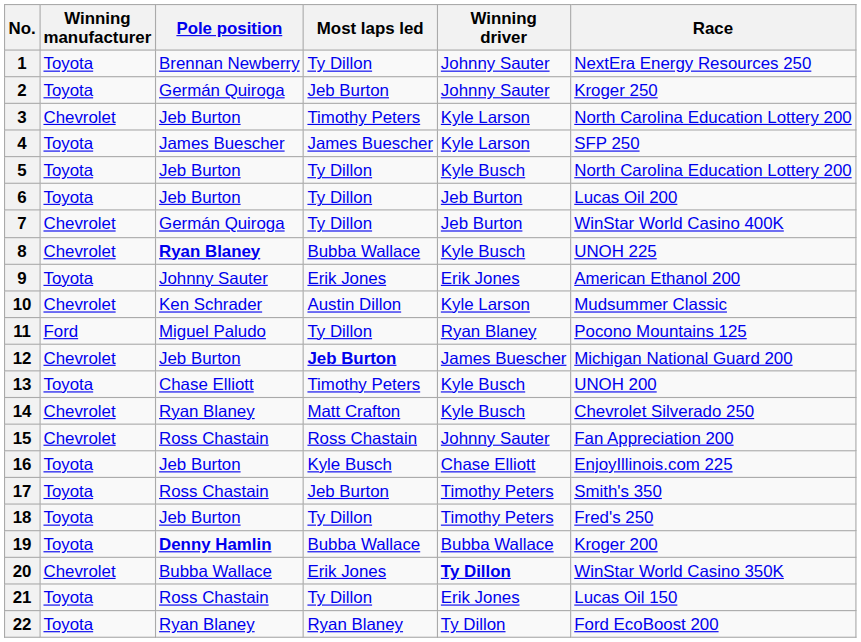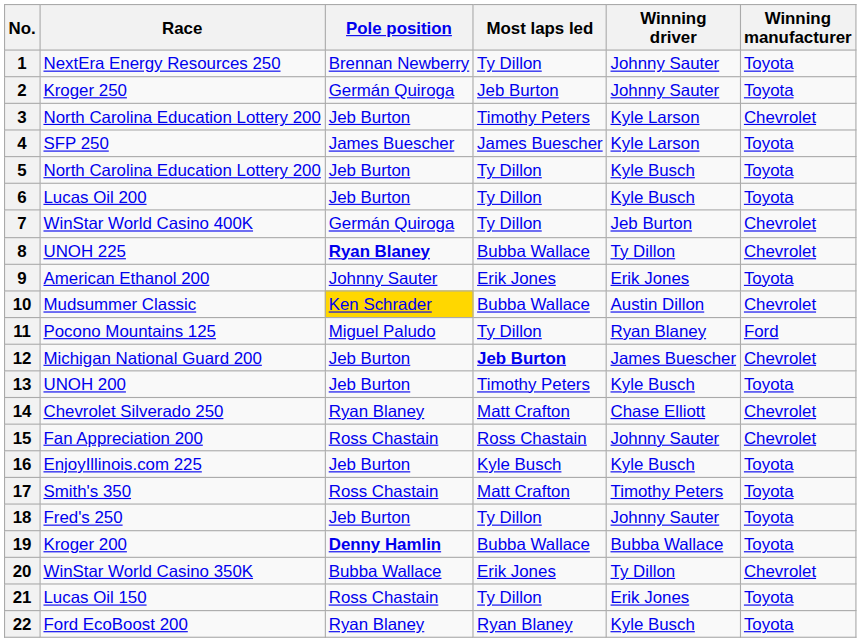columns swapped: (713, 28) <-> (97, 28)
(482, 197) Jeb Burton -> (653, 197) Kyle Busch
(483, 251) Kyle Busch -> (643, 251) Ty Dillon
(211, 304) no background -> (380, 304) gold background
(354, 304) Austin Dillon -> (533, 304) Bubba Wallace
(485, 304) Kyle Larson -> (657, 304) Austin Dillon
(206, 384) Chase Elliott -> (369, 384) Jeb Burton
(483, 411) Kyle Busch -> (658, 411) Chase Elliott
(488, 464) Chase Elliott -> (653, 464) Kyle Busch
(348, 491) Jeb Burton -> (523, 491) Matt Crafton
(497, 518) Timothy Peters -> (665, 518) Johnny Sauter
(476, 571) bold -> (643, 571) normal
(473, 625) Ty Dillon -> (653, 625) Kyle Busch
